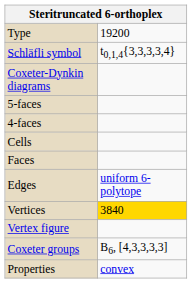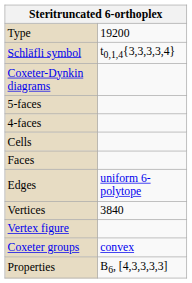(112, 210) gold background -> (112, 210) no background
(134, 249) B6, [4,3,3,3,3] -> (117, 247) convex
(117, 269) convex -> (134, 267) B6, [4,3,3,3,3]
